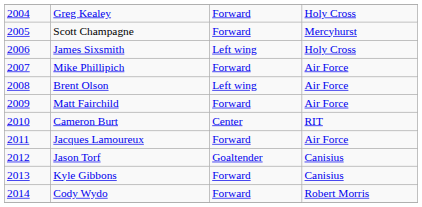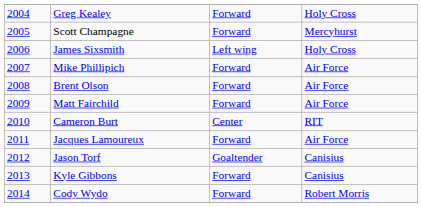(234, 85) Left wing -> (231, 85) Forward
